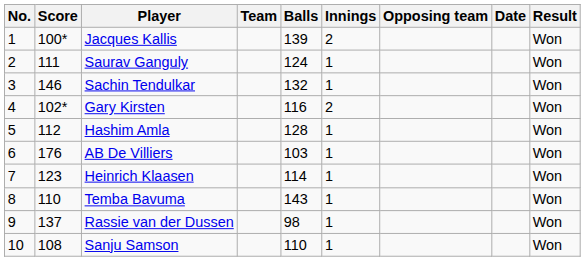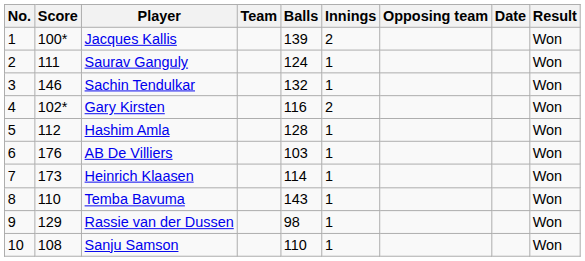(50, 176) 123 -> (50, 176) 173
(50, 222) 137 -> (50, 222) 129
